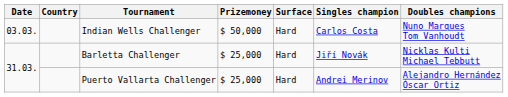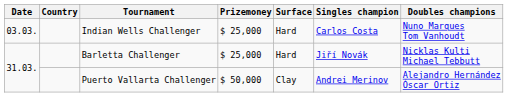(241, 31) $ 50,000 -> (241, 31) $ 25,000
(241, 80) $ 25,000 -> (241, 80) $ 50,000
(286, 80) Hard -> (286, 80) Clay
